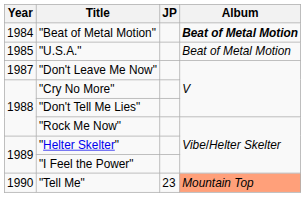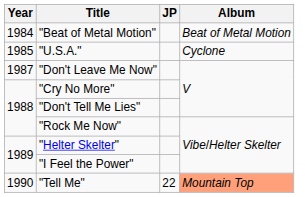(240, 32) bold -> (237, 32) normal
(237, 51) Beat of Metal Motion -> (204, 51) Cyclone
(169, 182) 23 -> (169, 182) 22
